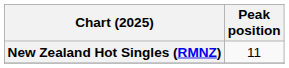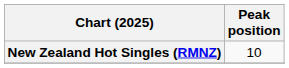(254, 52) 11 -> (254, 52) 10
